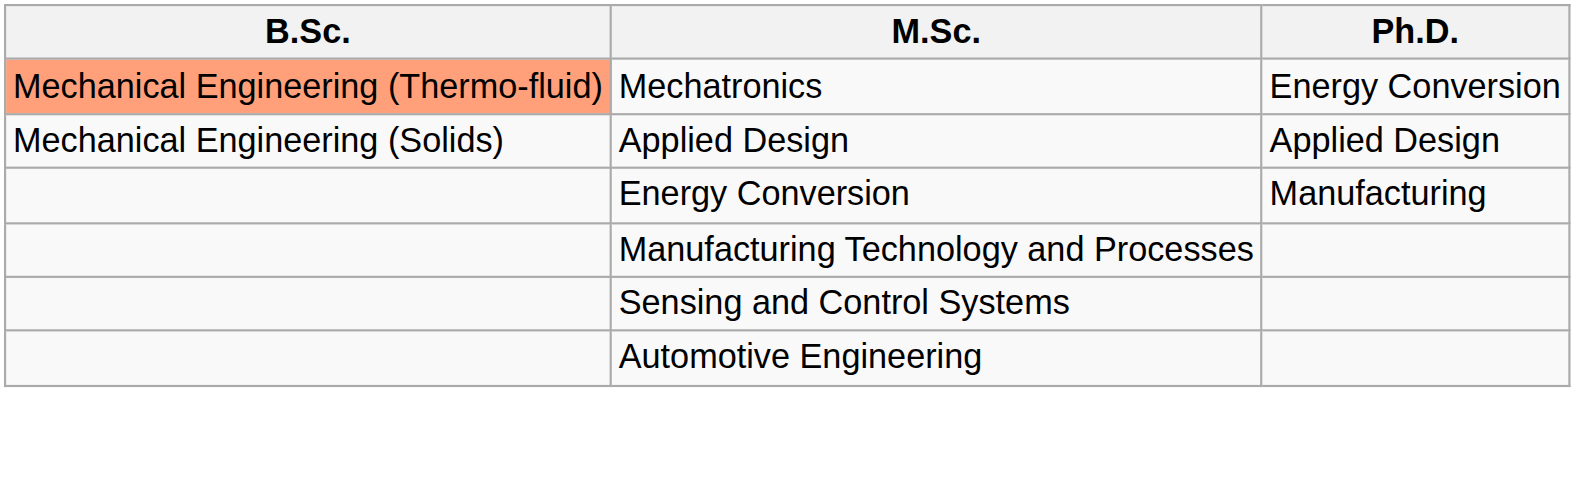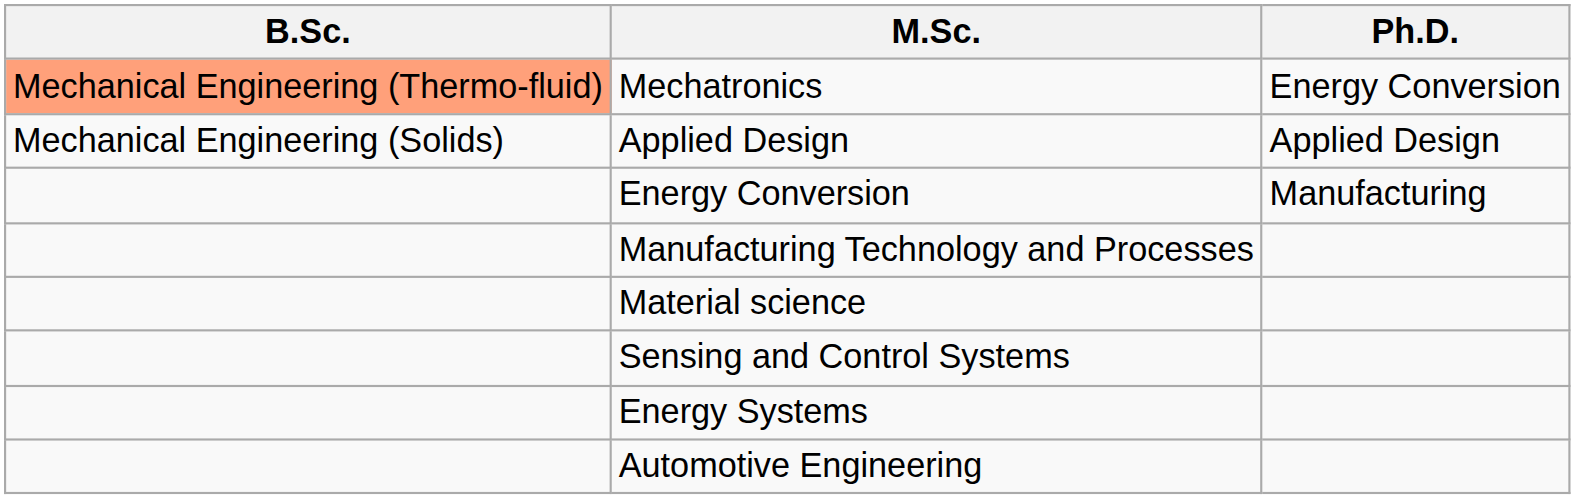+ row: (742, 303)
+ row: (743, 411)
